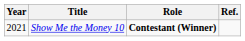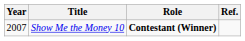(17, 28) 2021 -> (17, 28) 2007
